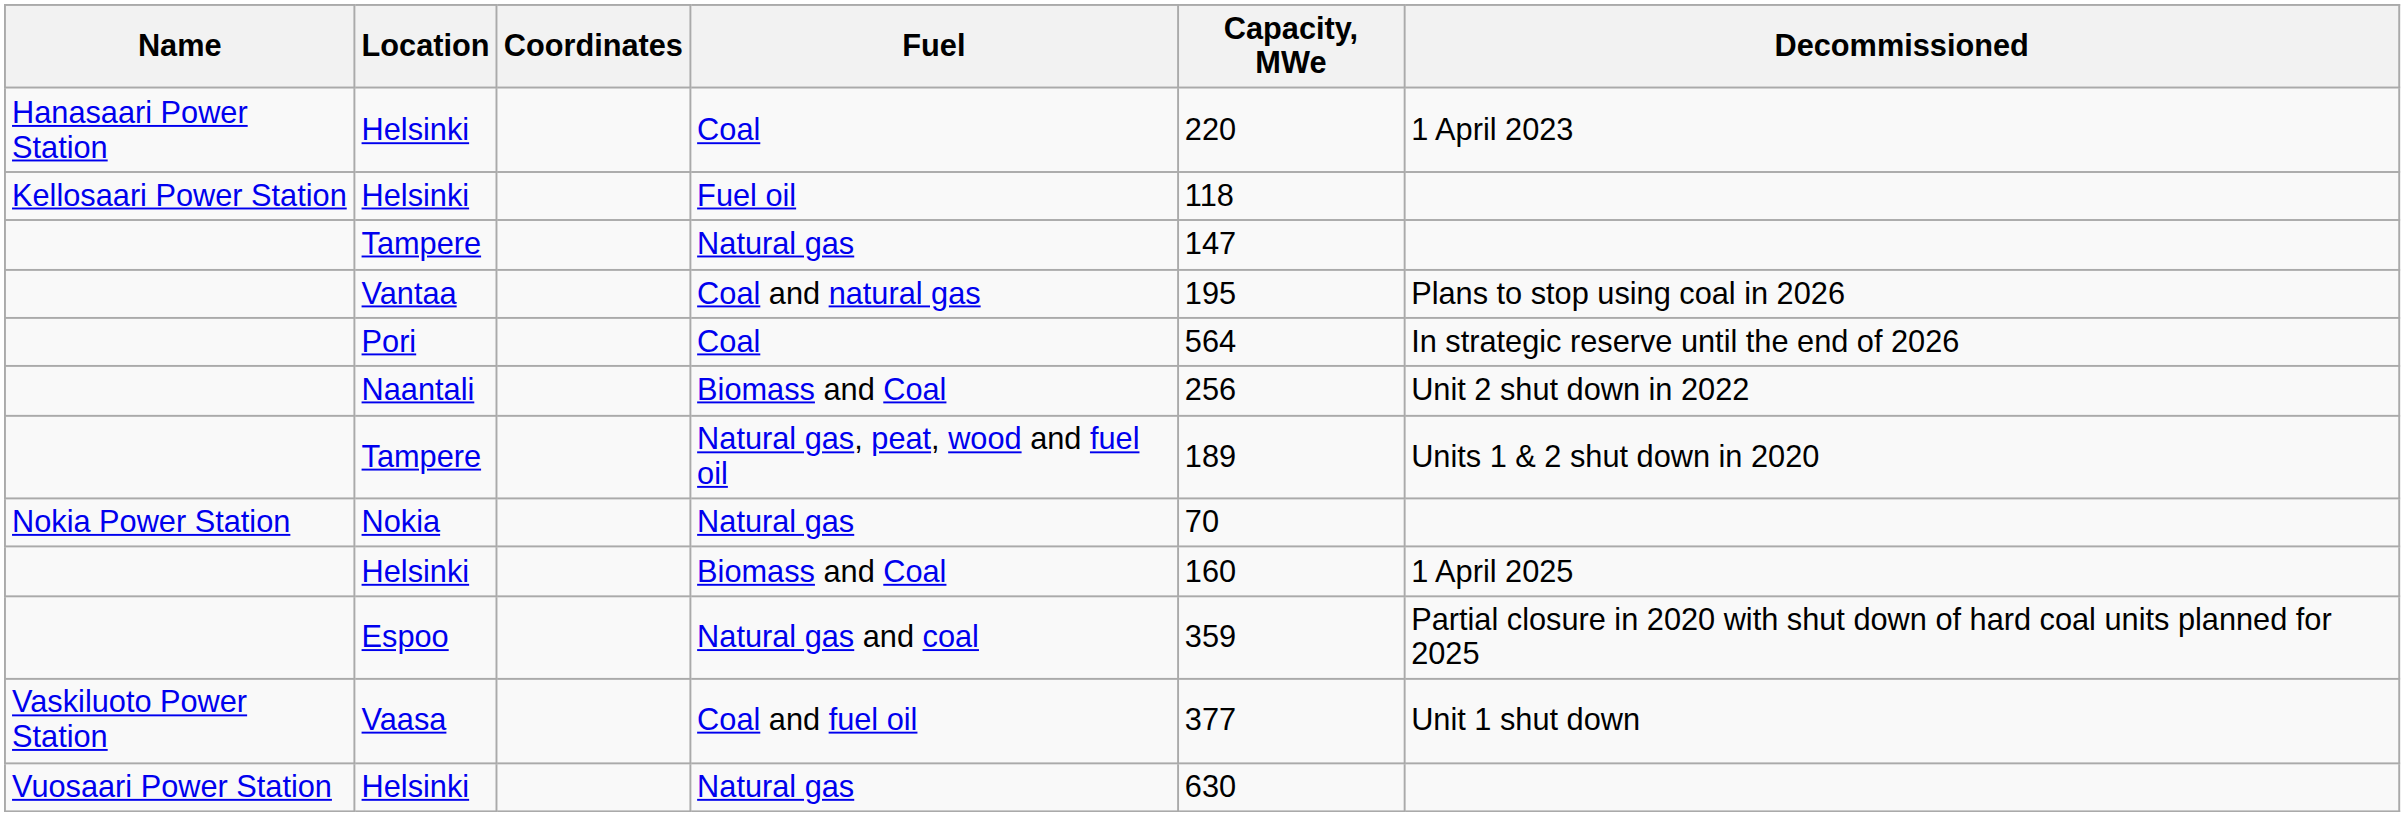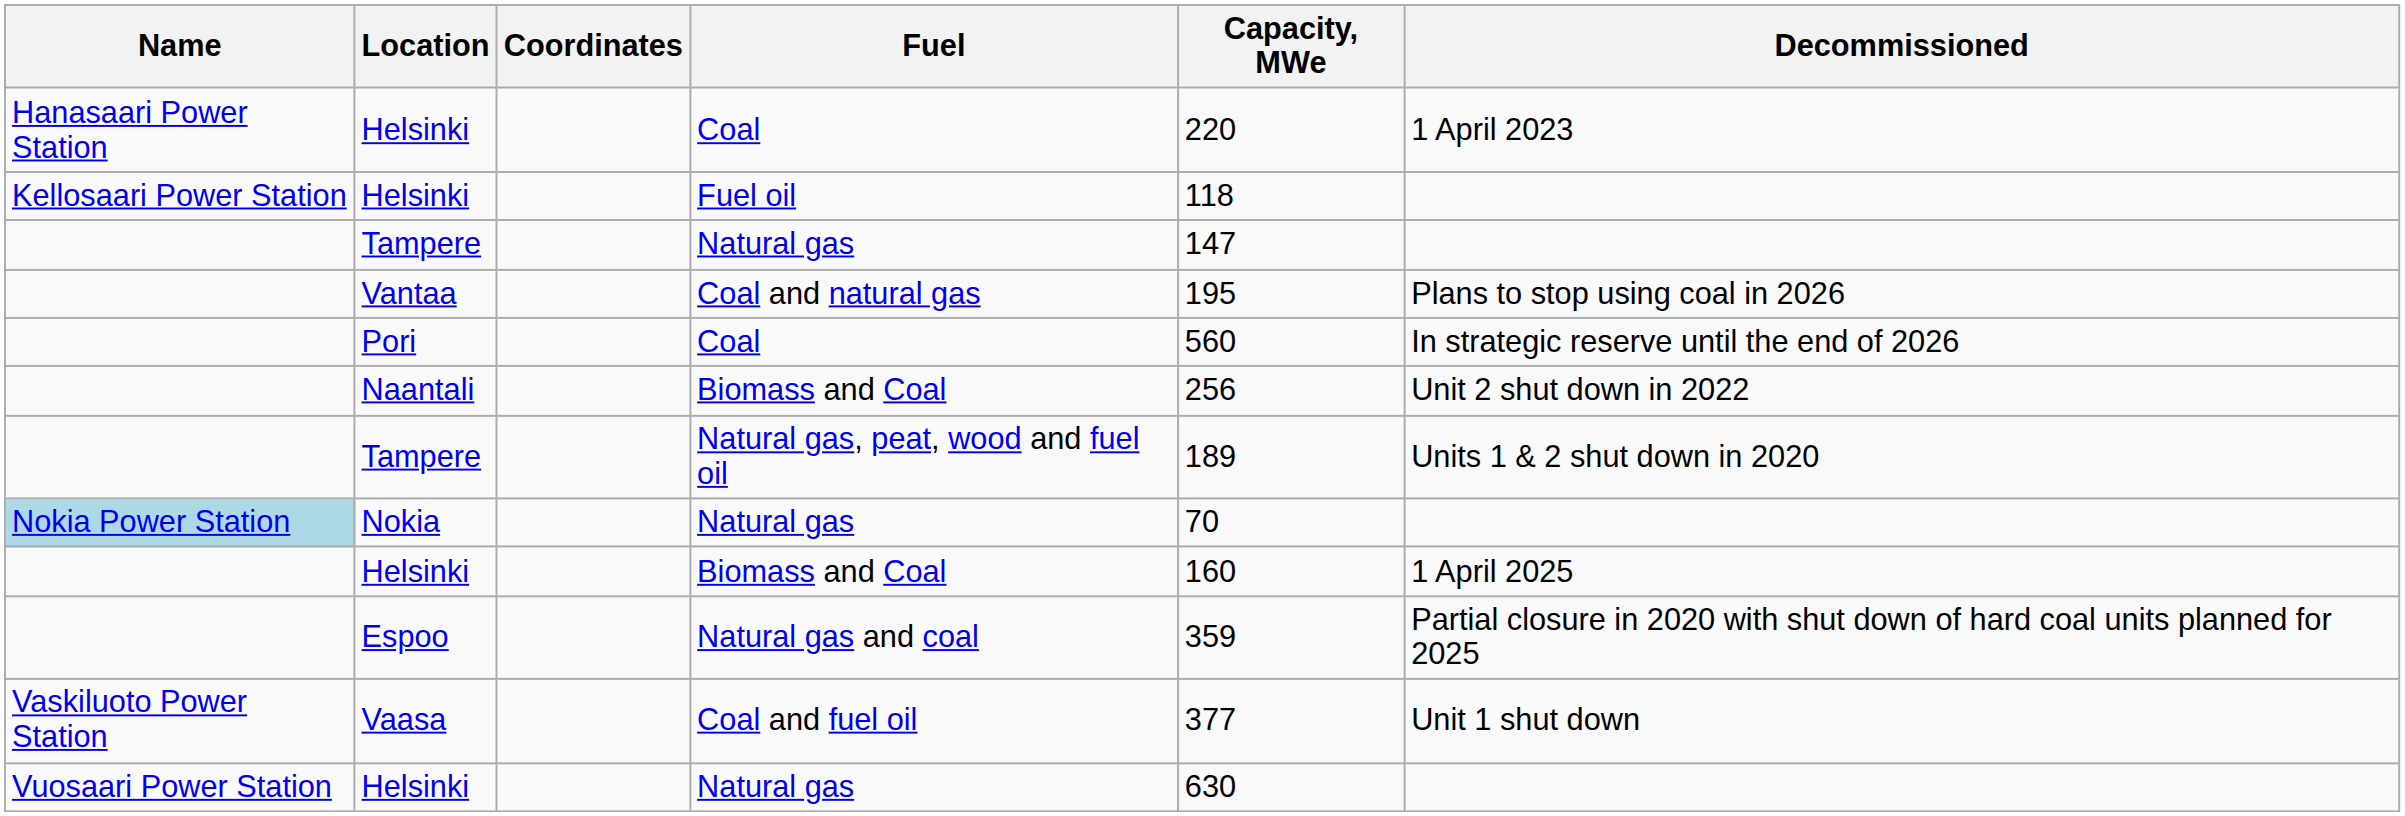(1210, 341) 564 -> (1210, 341) 560
(151, 522) no background -> (151, 522) lightblue background
